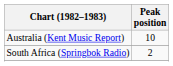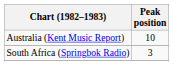(150, 53) 2 -> (150, 53) 3
